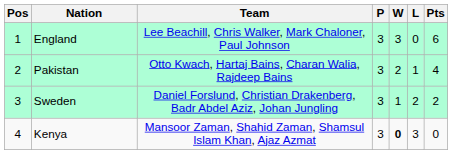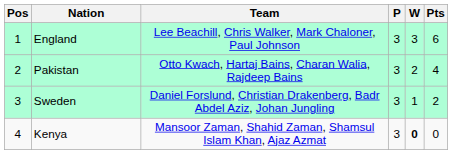- column: (416, 13)
